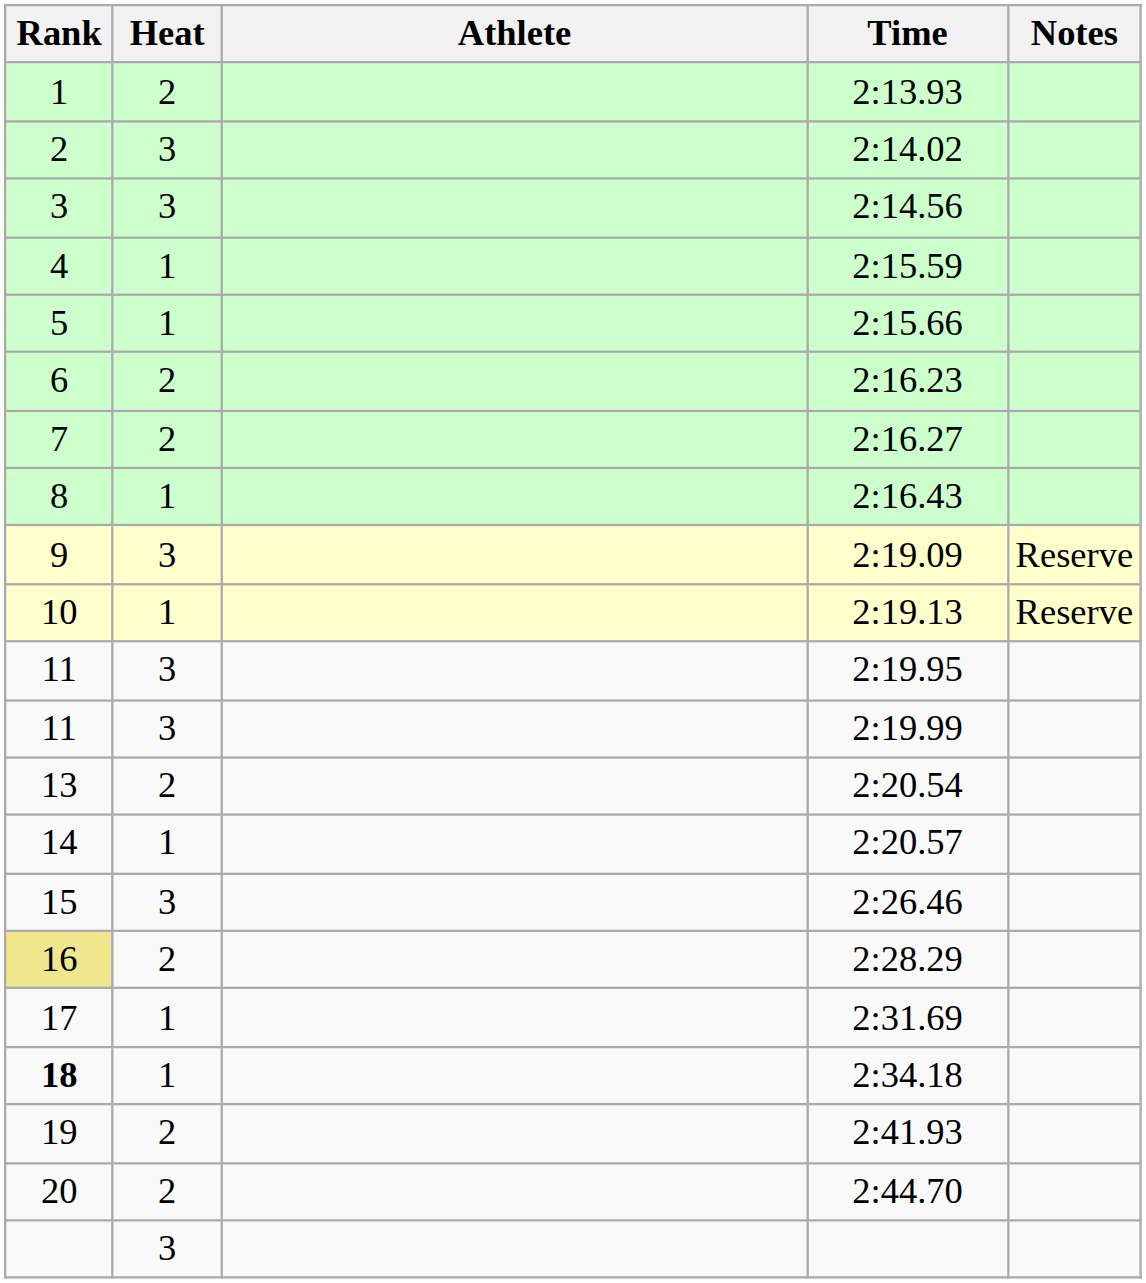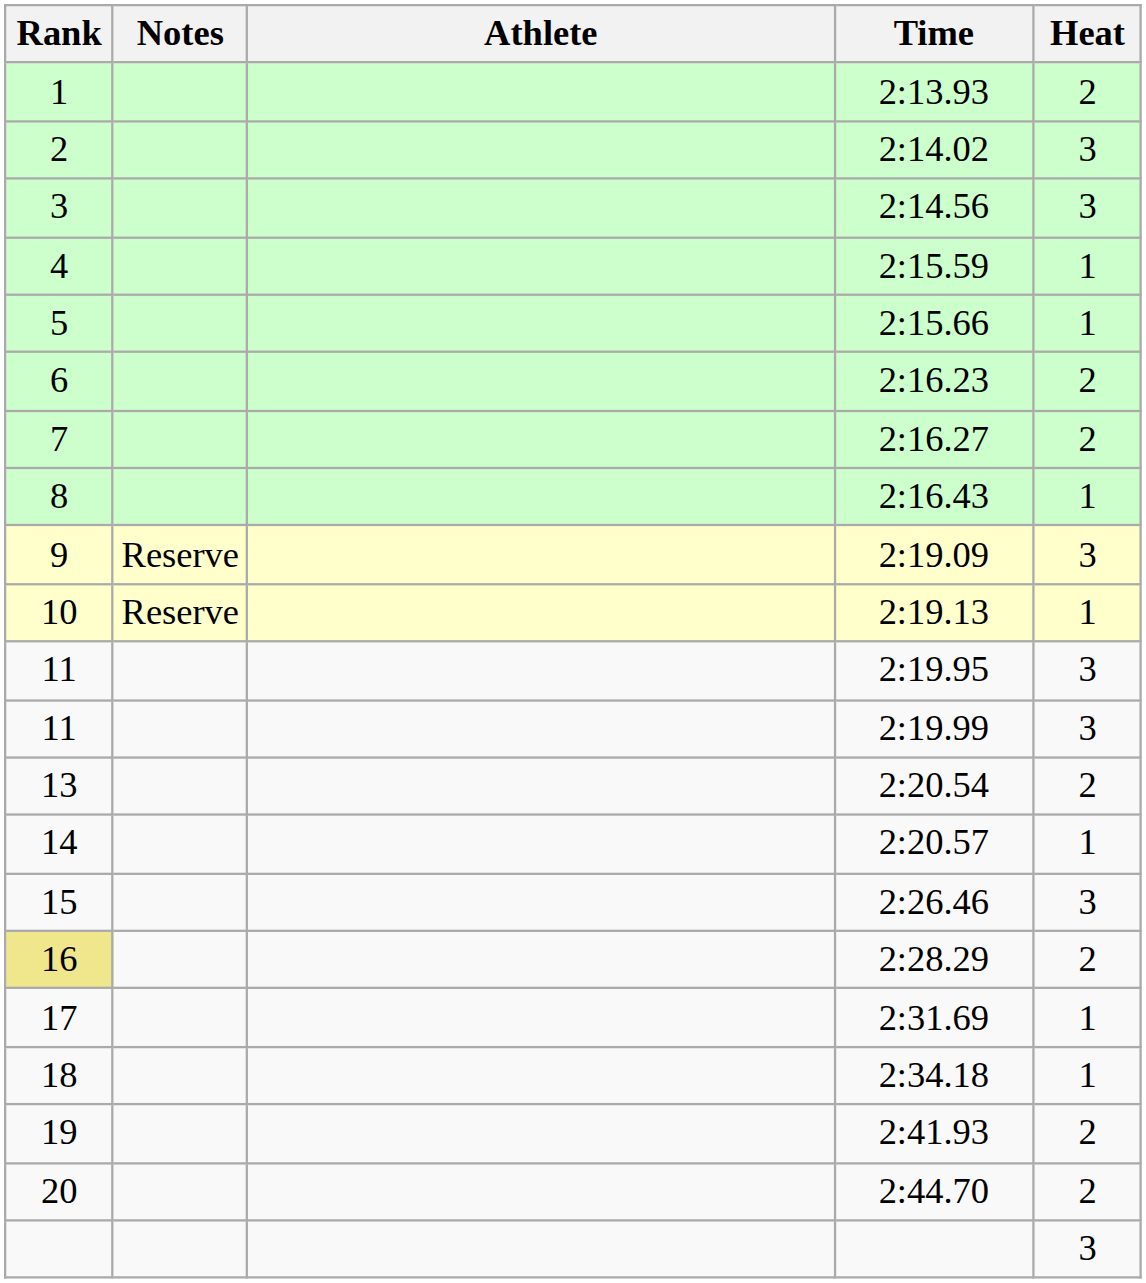columns swapped: (167, 33) <-> (1074, 33)
(59, 1074) bold -> (59, 1074) normal
